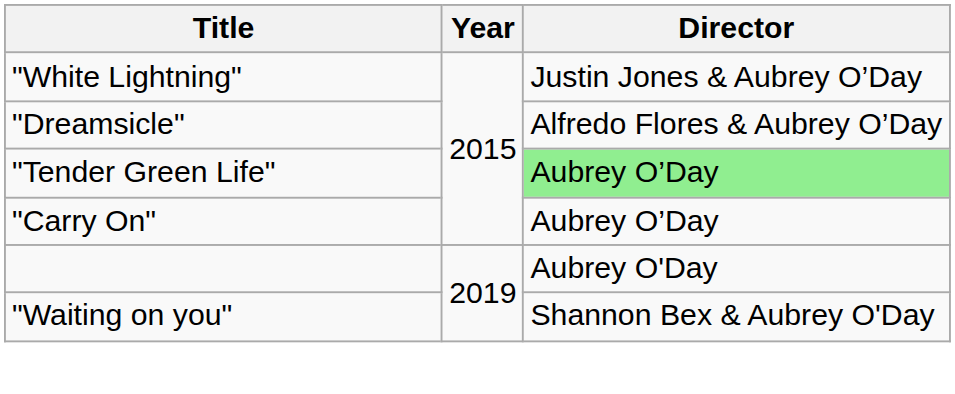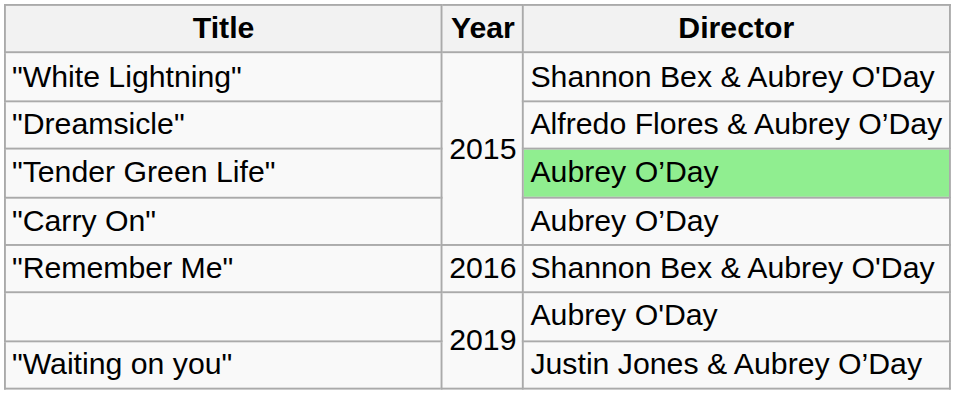(726, 76) Justin Jones & Aubrey O’Day -> (733, 76) Shannon Bex & Aubrey O'Day
+ row: (123, 268)
(733, 316) Shannon Bex & Aubrey O'Day -> (726, 364) Justin Jones & Aubrey O’Day
